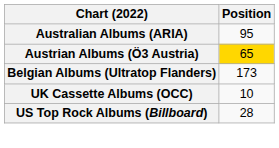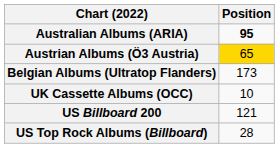(247, 34) normal -> (247, 34) bold
+ row: (112, 113)
